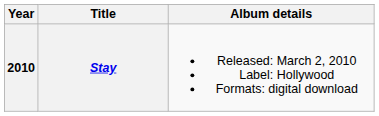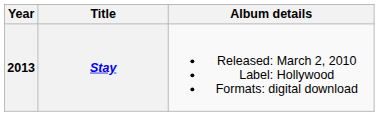(21, 67) 2010 -> (21, 67) 2013
